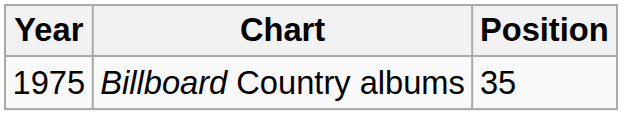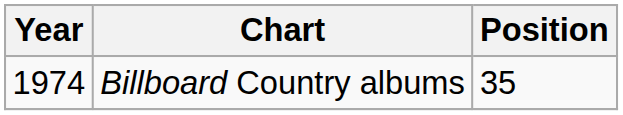(49, 82) 1975 -> (49, 82) 1974
